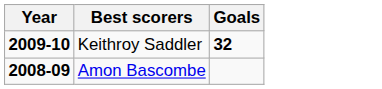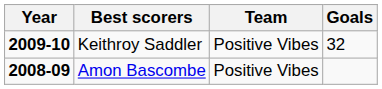+ column: (266, 17)
(223, 44) bold -> (336, 44) normal
